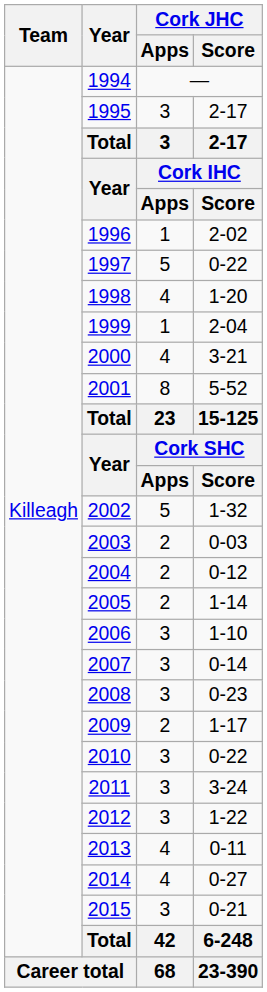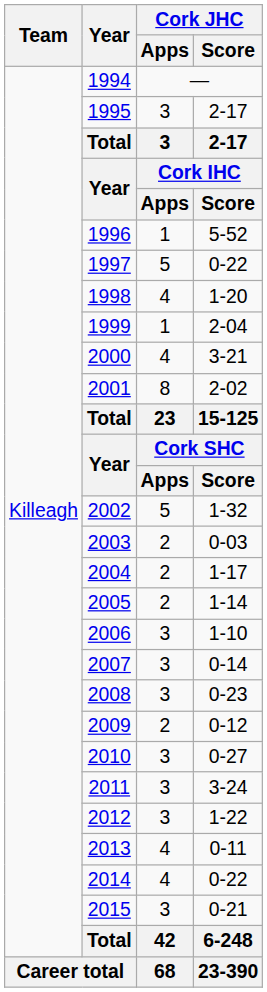(228, 234) 2-02 -> (228, 234) 5-52
(228, 388) 5-52 -> (228, 388) 2-02
(228, 572) 0-12 -> (228, 572) 1-17
(228, 726) 1-17 -> (228, 726) 0-12
(228, 756) 0-22 -> (228, 756) 0-27
(228, 879) 0-27 -> (228, 879) 0-22
